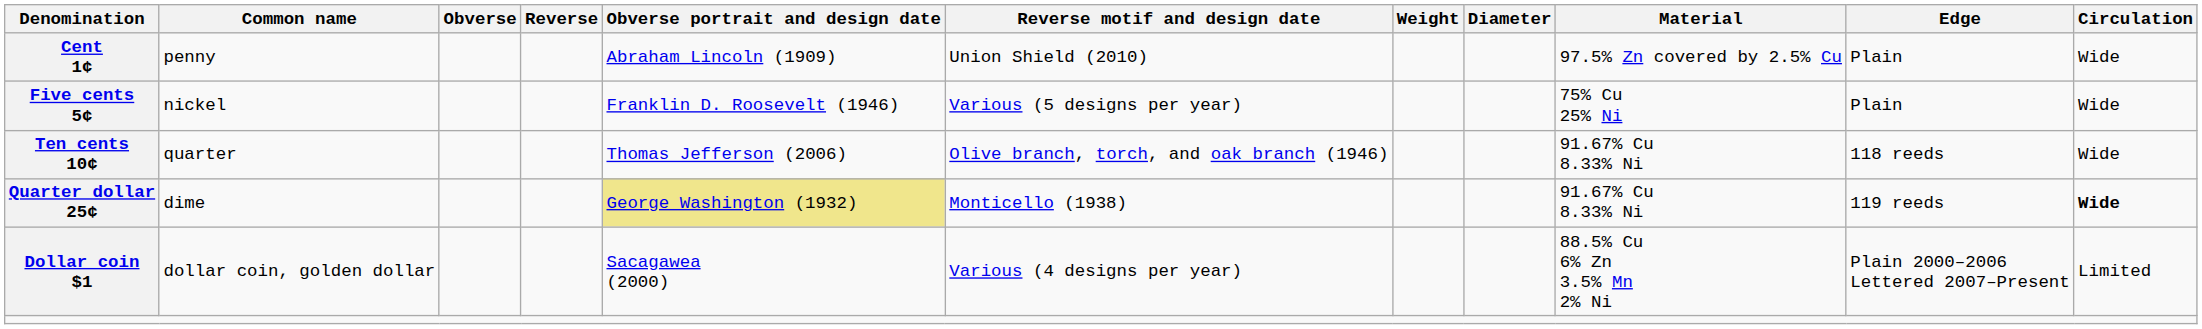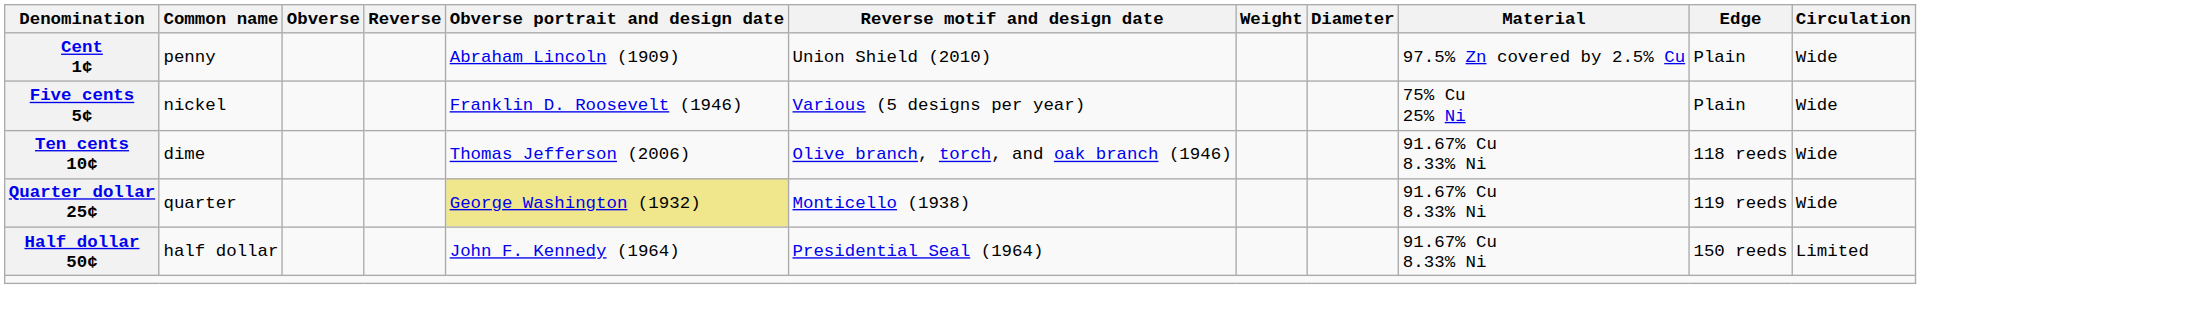(200, 154) quarter -> (184, 154) dime
(184, 203) dime -> (200, 203) quarter
(2099, 203) bold -> (1817, 203) normal
+ row: (82, 251)
- row: (82, 271)
